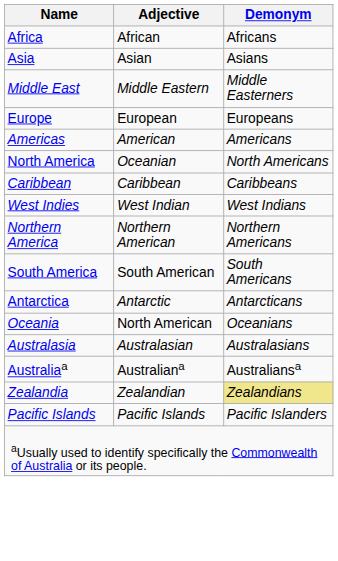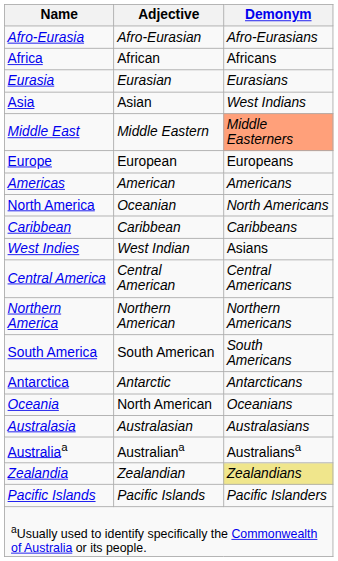+ row: (46, 37)
+ row: (31, 80)
(247, 59) Asians -> (266, 102) West Indians
(260, 88) no background -> (260, 132) lightsalmon background
(266, 205) West Indians -> (247, 249) Asians
+ row: (57, 278)
